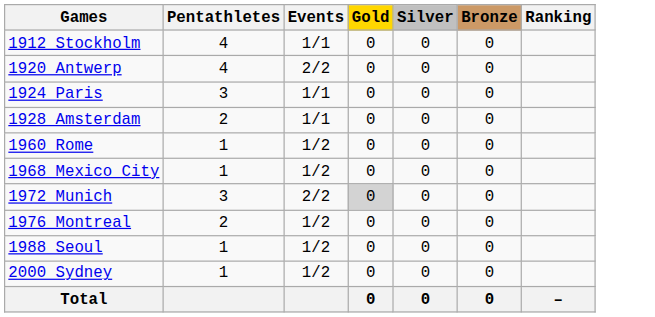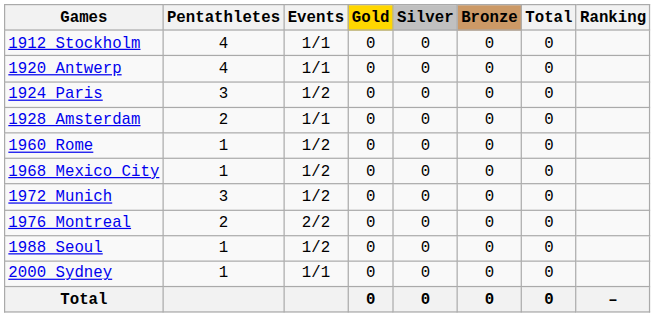+ column: (549, 17)
(316, 69) 2/2 -> (316, 69) 1/1
(316, 94) 1/1 -> (316, 94) 1/2
(316, 197) 2/2 -> (316, 197) 1/2
(371, 197) lightgrey background -> (371, 197) no background
(316, 223) 1/2 -> (316, 223) 2/2
(316, 274) 1/2 -> (316, 274) 1/1
